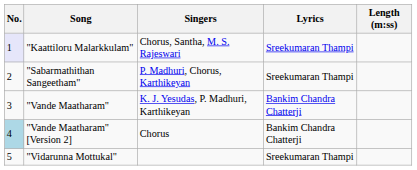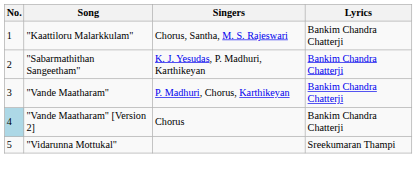- column: (384, 19)
(9, 47) lavender background -> (9, 35) no background
(310, 47) Sreekumaran Thampi -> (342, 35) Bankim Chandra Chatterji
(181, 76) P. Madhuri, Chorus, Karthikeyan -> (208, 64) K. J. Yesudas, P. Madhuri, Karthikeyan
(310, 76) Sreekumaran Thampi -> (342, 64) Bankim Chandra Chatterji
(193, 105) K. J. Yesudas, P. Madhuri, Karthikeyan -> (222, 93) P. Madhuri, Chorus, Karthikeyan
